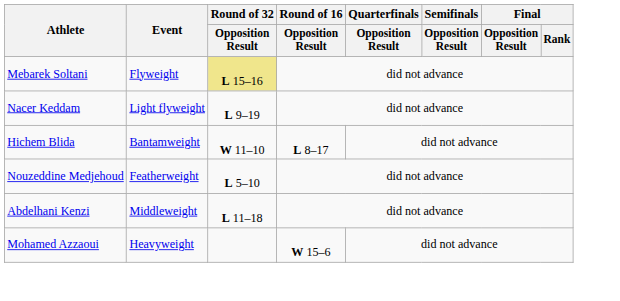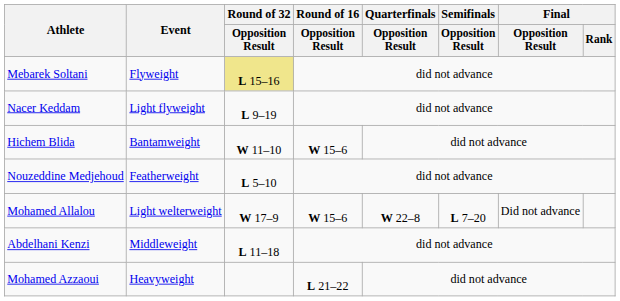(311, 149) L 8–17 -> (328, 149) W 15–6
+ row: (51, 211)
(311, 252) W 15–6 -> (328, 286) L 21–22
